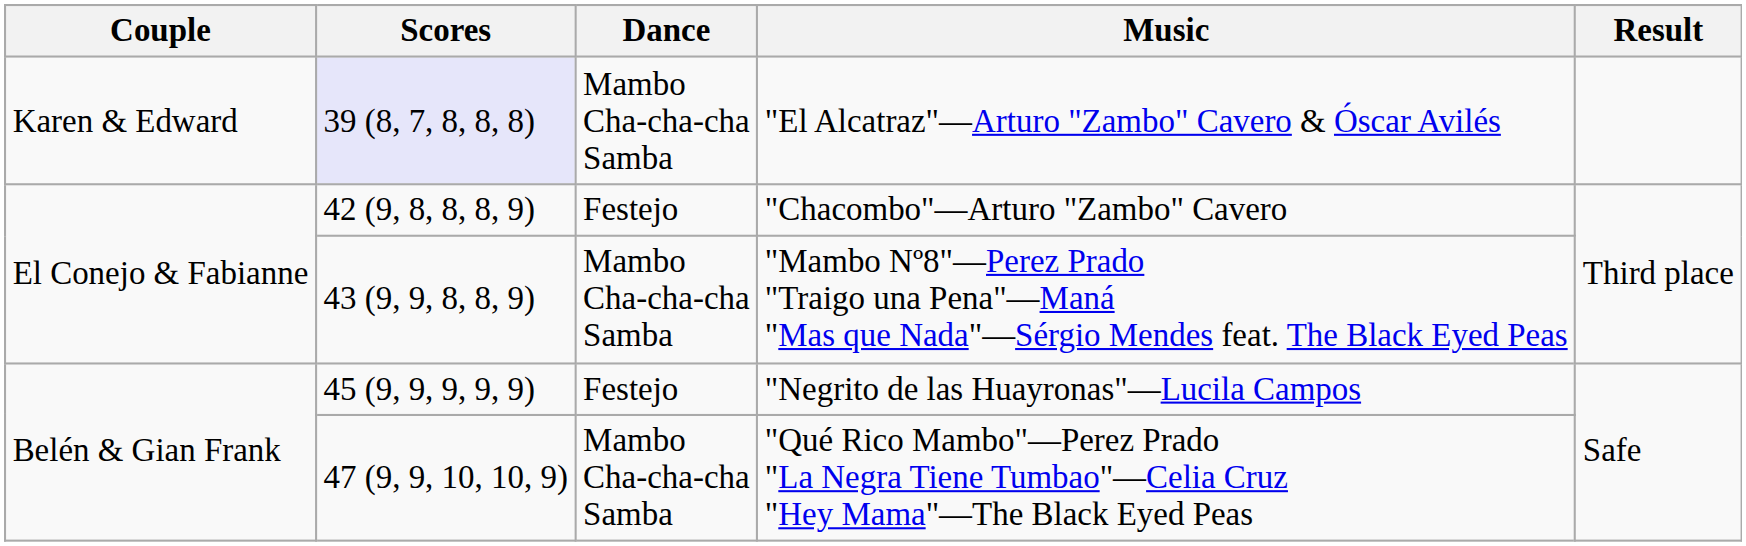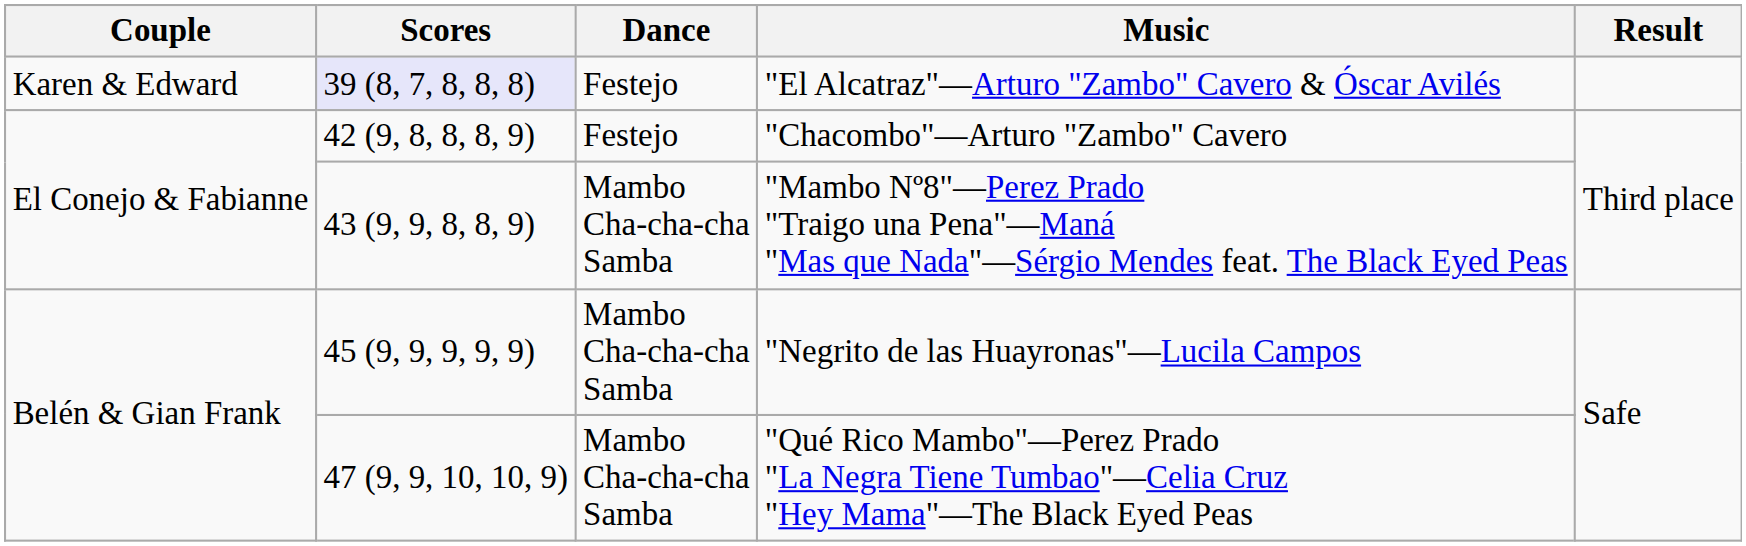(666, 119) Mambo Cha-cha-cha Samba -> (631, 82) Festejo
(631, 388) Festejo -> (666, 350) Mambo Cha-cha-cha Samba
